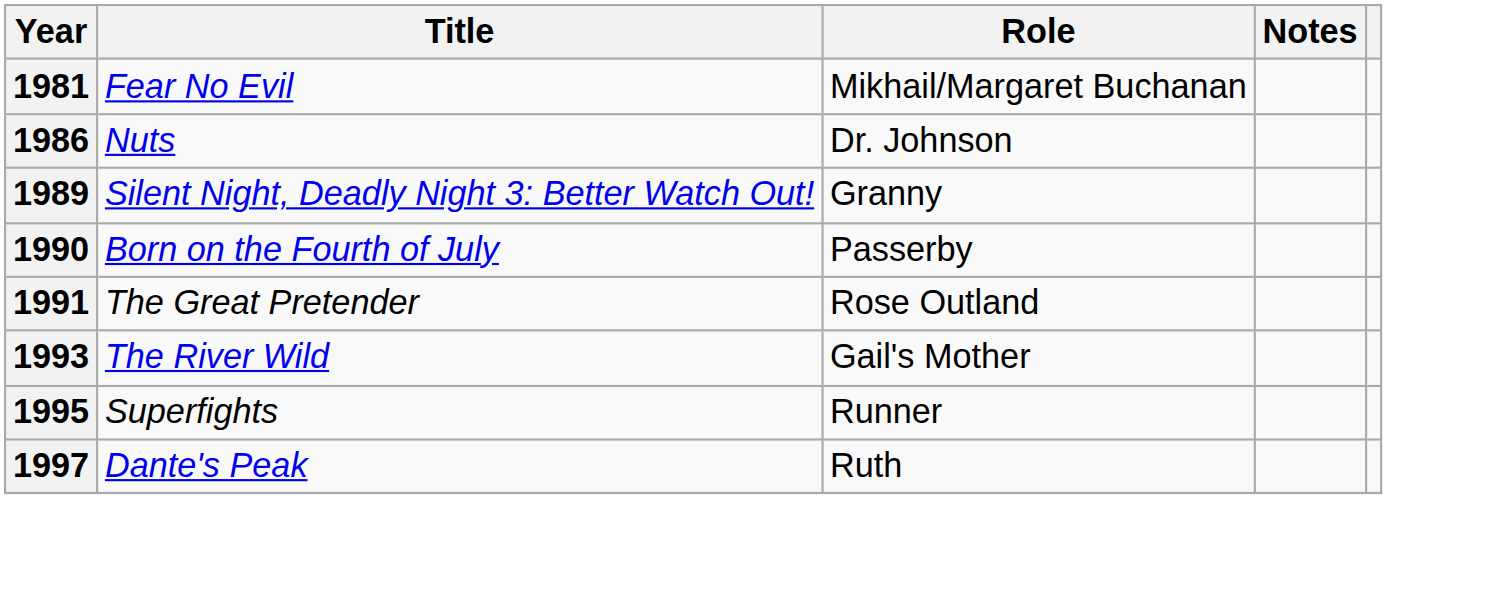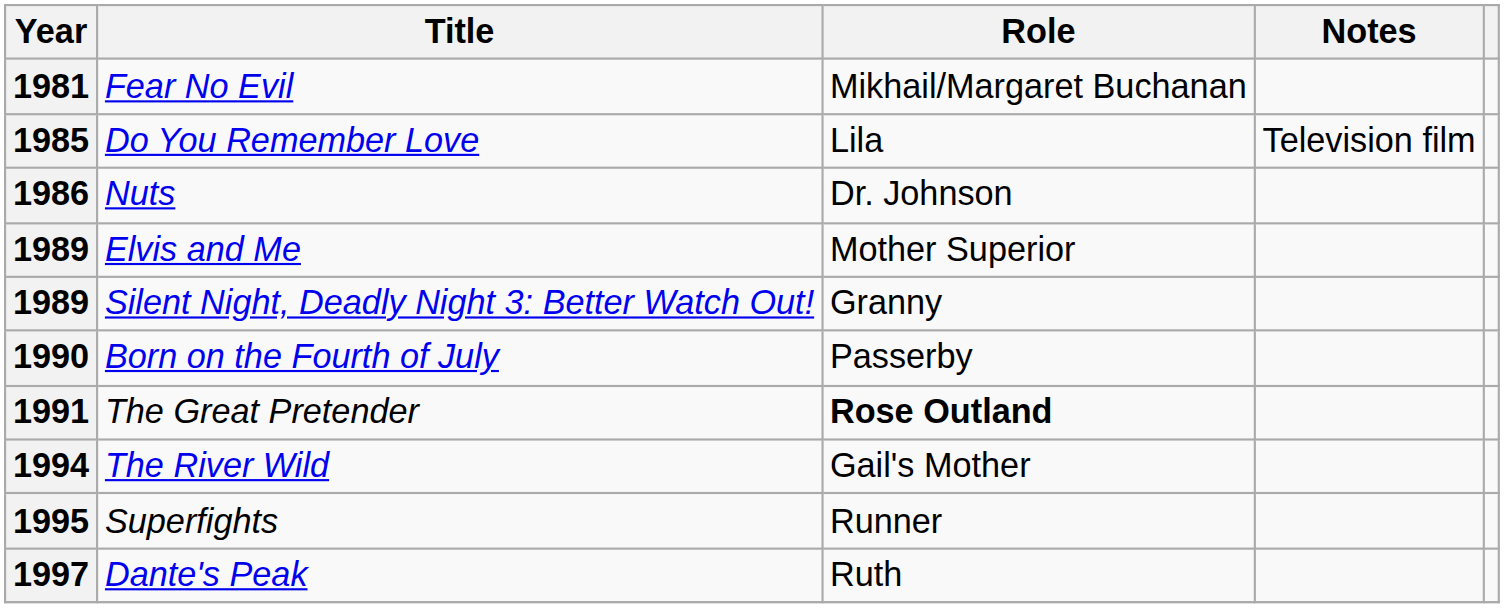+ row: (292, 140)
+ row: (203, 248)
(935, 303) normal -> (941, 411) bold
(51, 357) 1993 -> (51, 466) 1994
